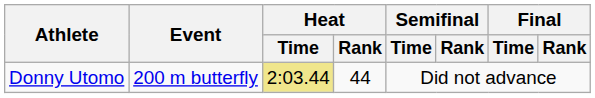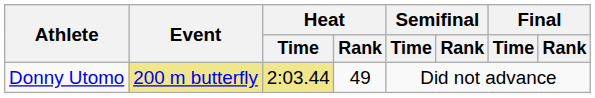(196, 78) no background -> (196, 78) khaki background
(360, 78) 44 -> (360, 78) 49
